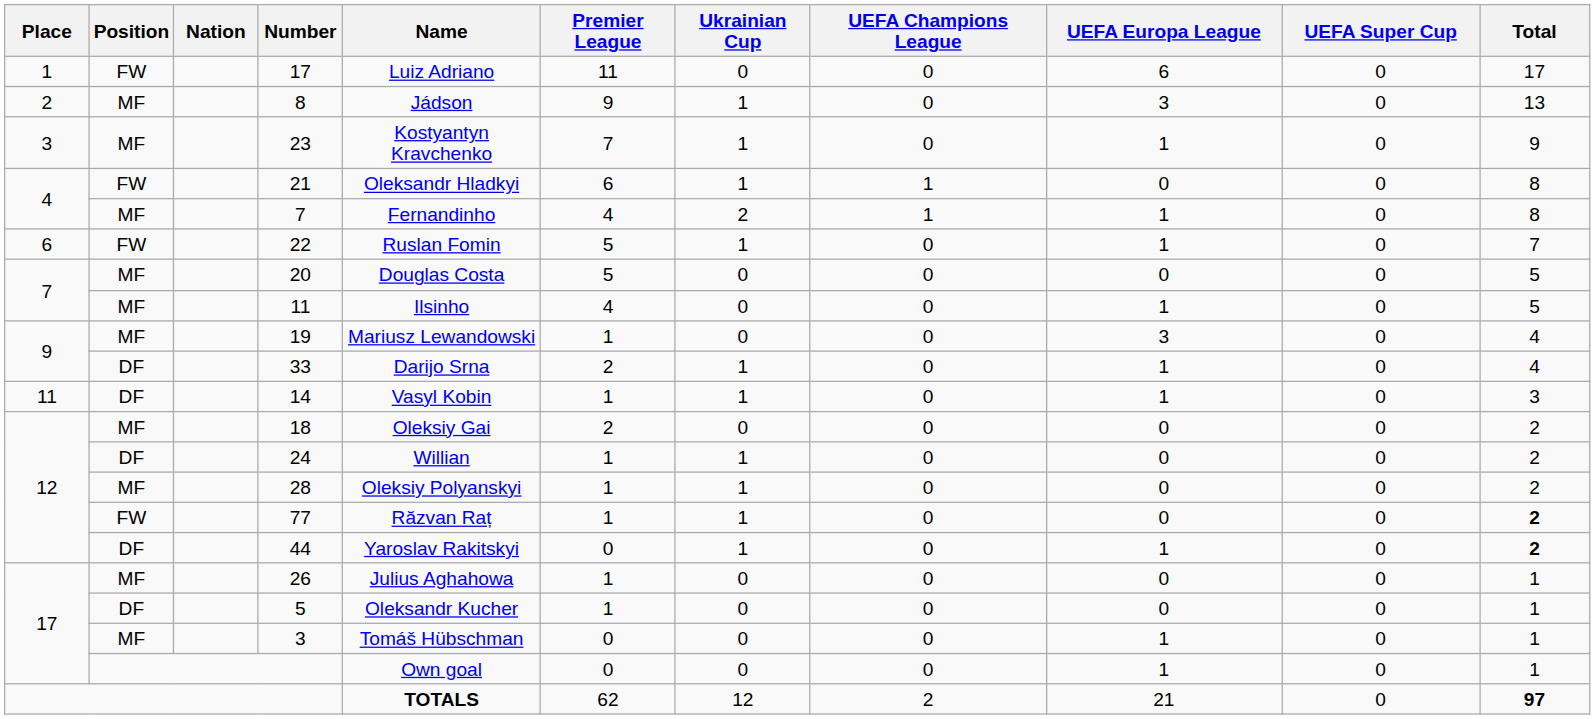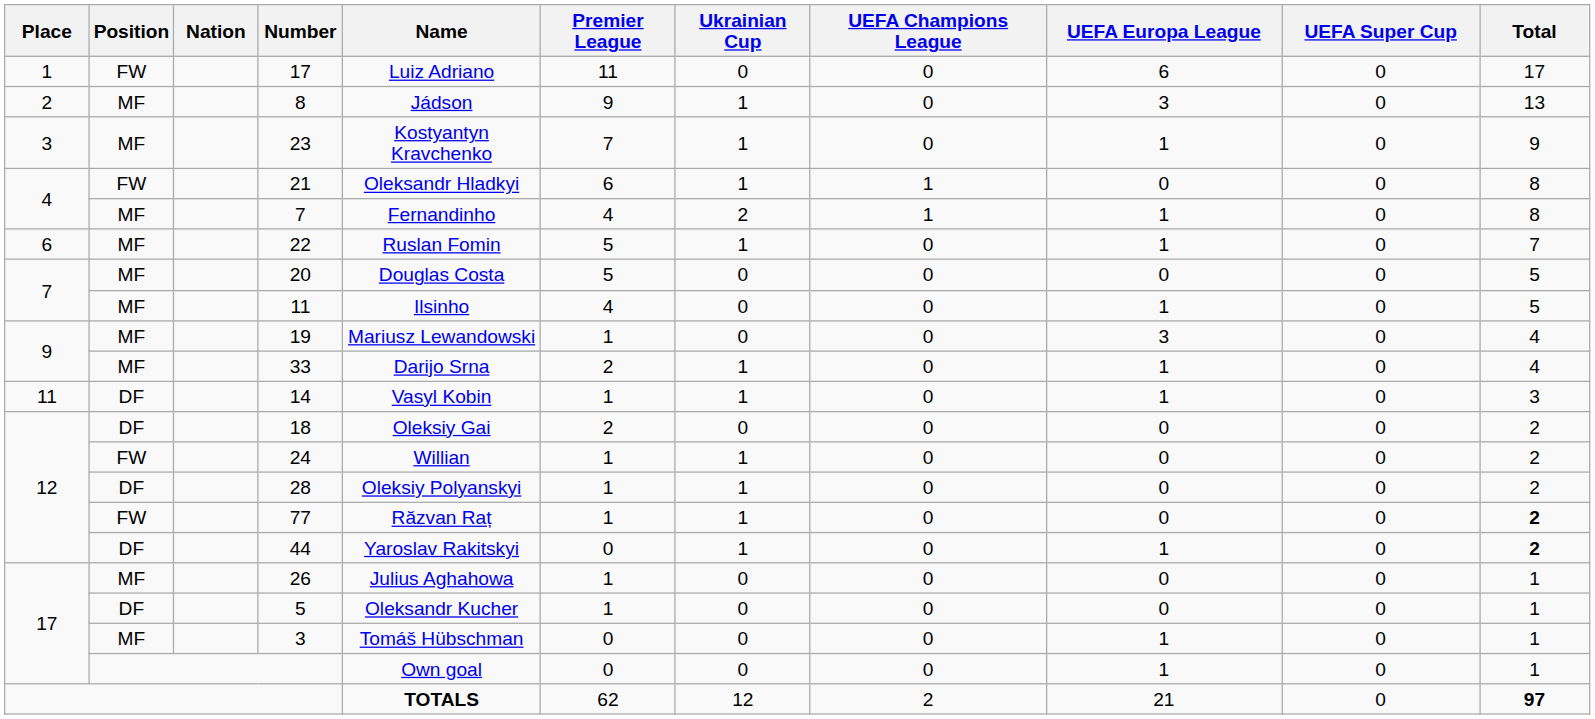(131, 245) FW -> (131, 245) MF
(131, 366) DF -> (131, 366) MF
(131, 427) MF -> (131, 427) DF
(131, 457) DF -> (131, 457) FW
(131, 487) MF -> (131, 487) DF
